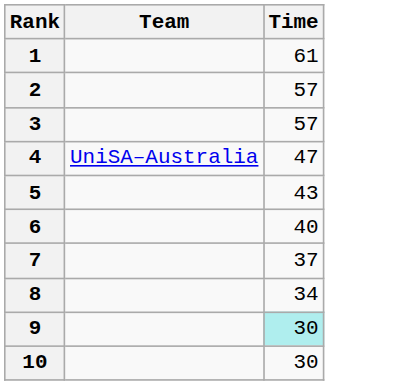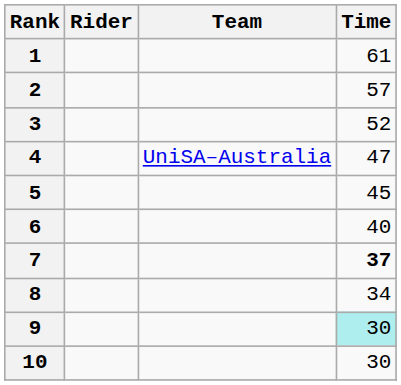+ column: (101, 22)
(306, 124) 57 -> (379, 124) 52
(306, 192) 43 -> (379, 192) 45
(306, 261) normal -> (379, 261) bold
